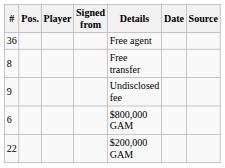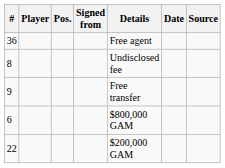columns swapped: (30, 18) <-> (57, 18)
(125, 63) Free transfer -> (134, 63) Undisclosed fee
(134, 92) Undisclosed fee -> (125, 92) Free transfer
